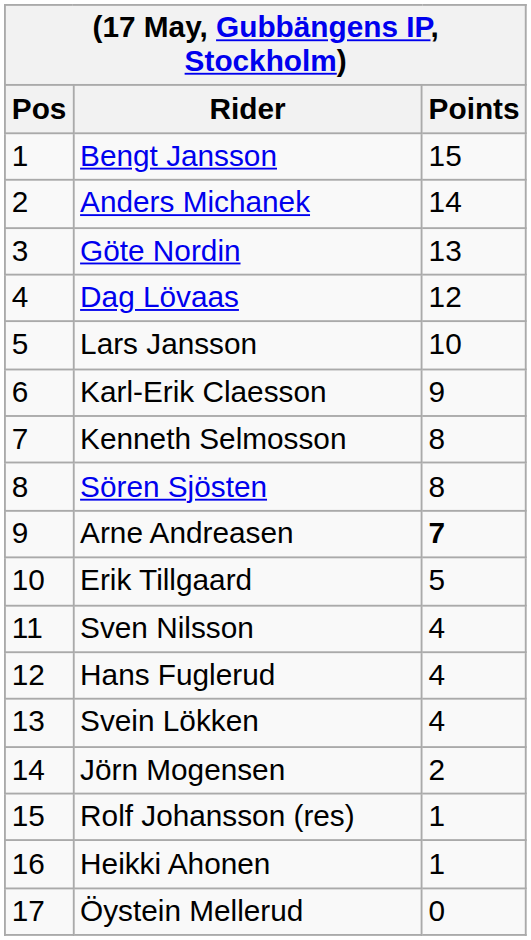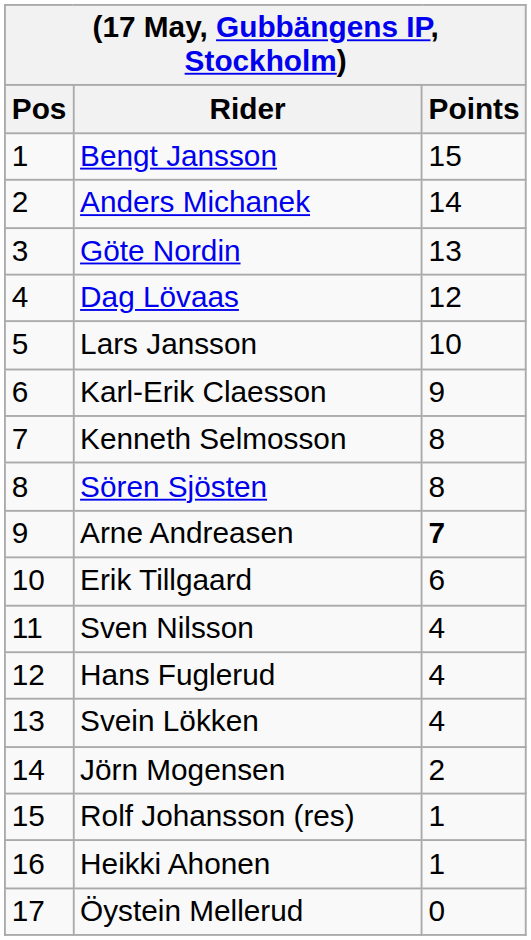(437, 580) 5 -> (437, 580) 6
